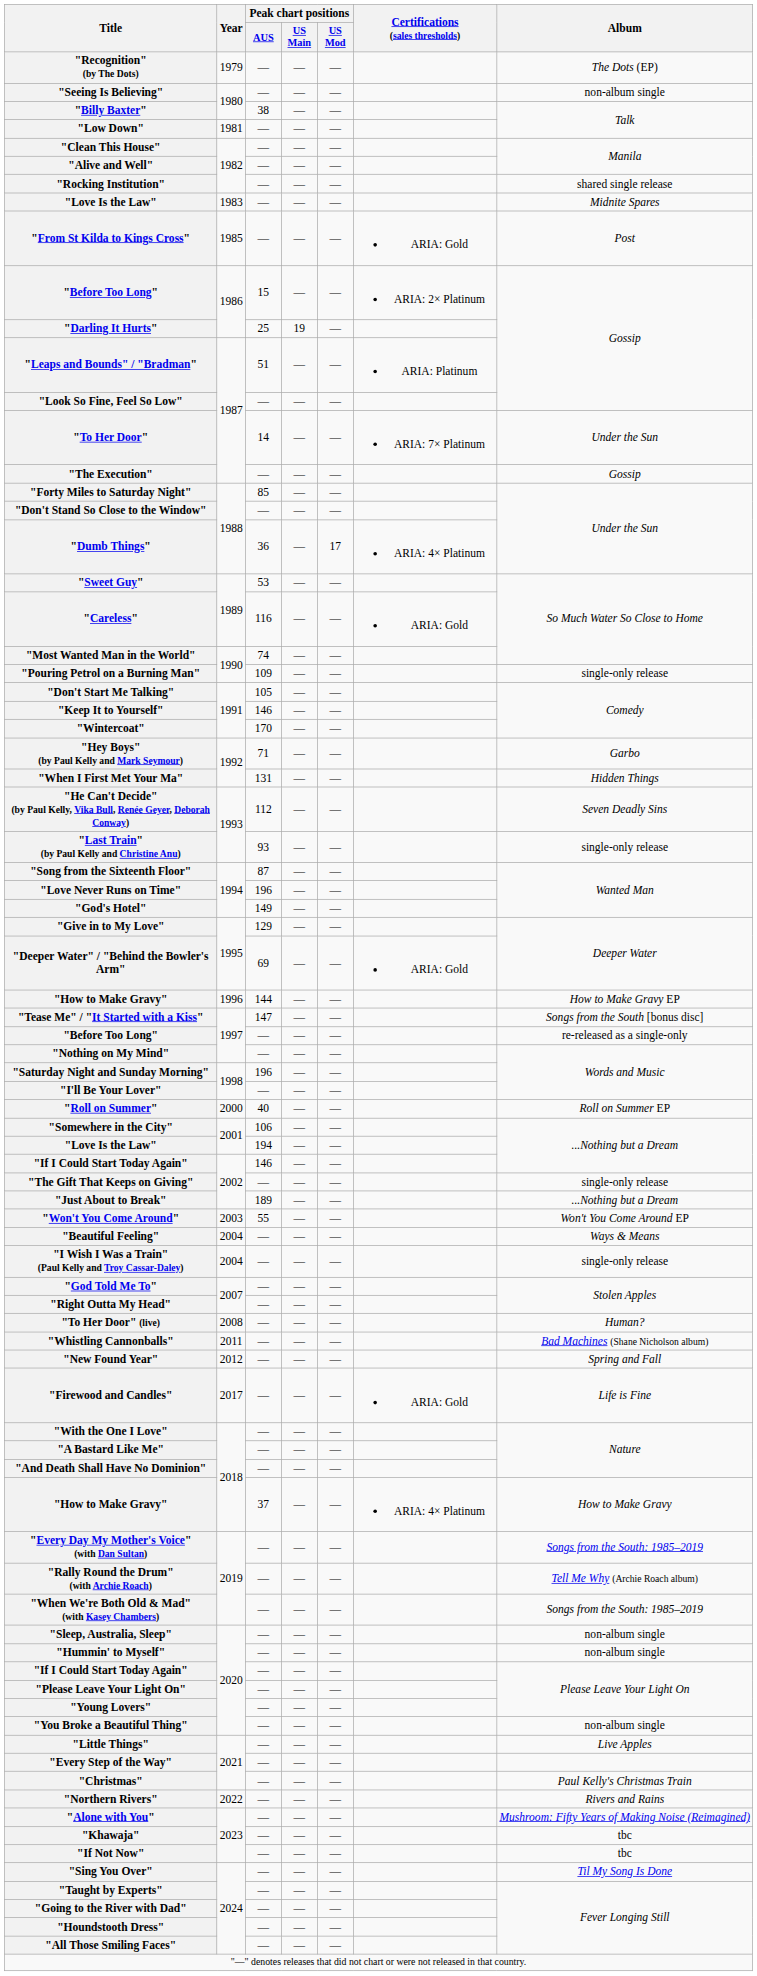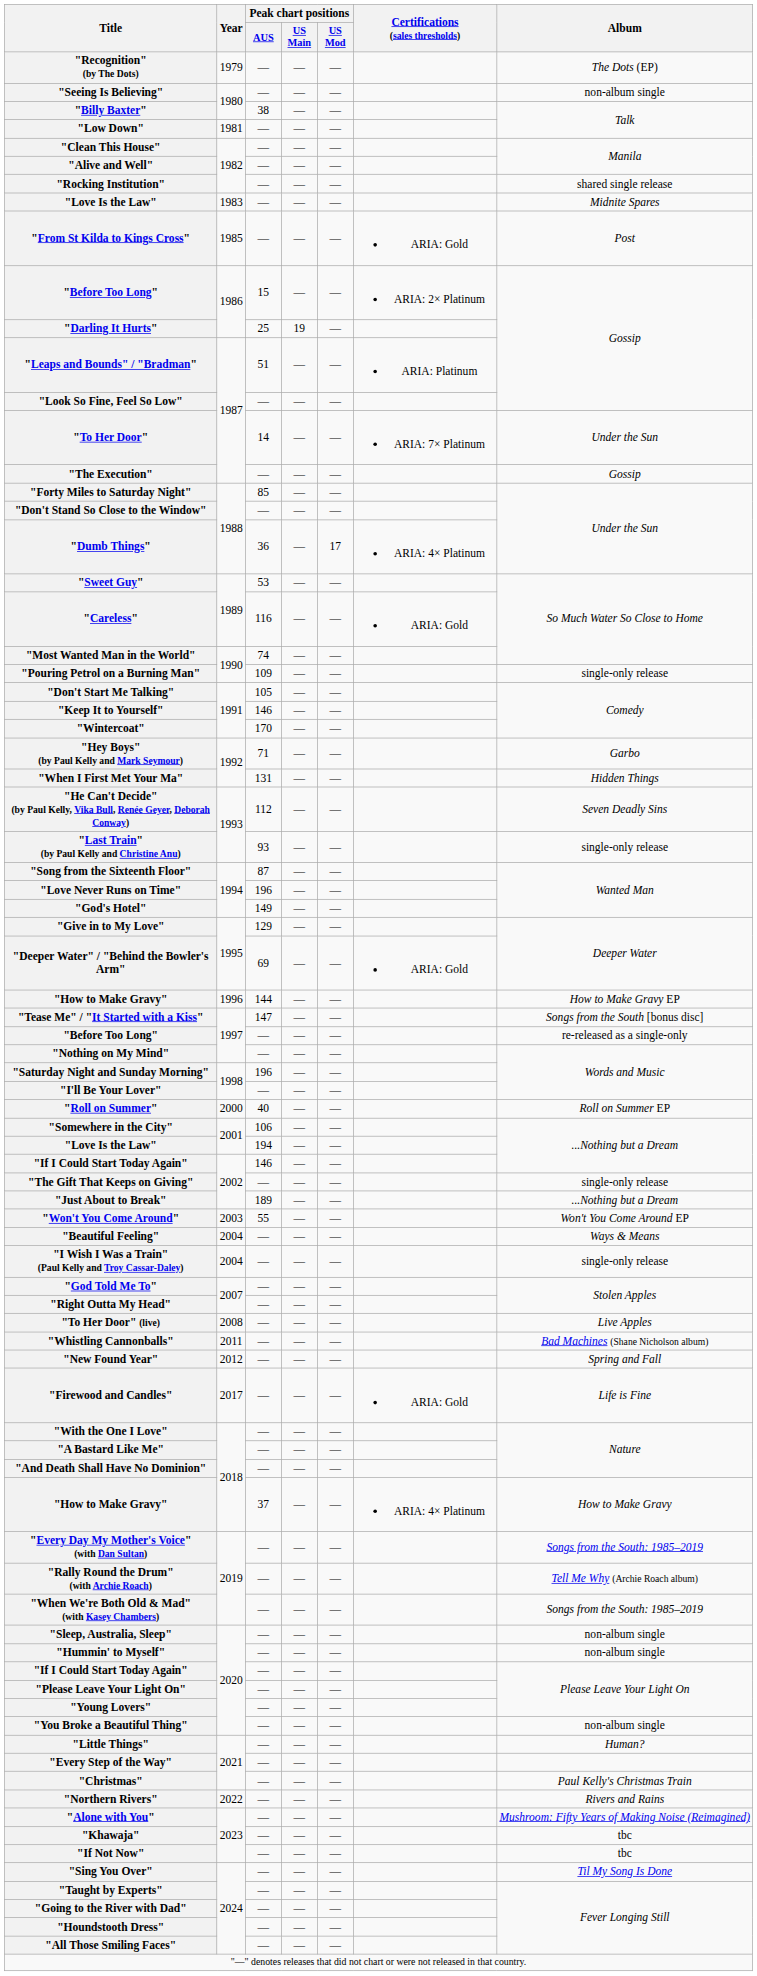(625, 1322) Human? -> (625, 1322) Live Apples
(625, 1744) Live Apples -> (625, 1744) Human?
